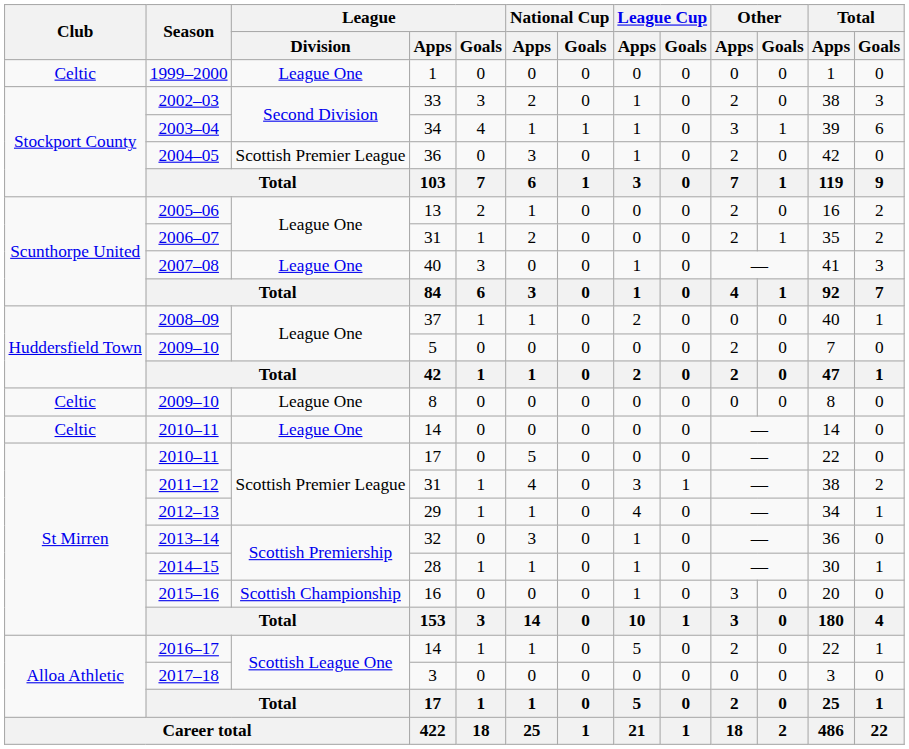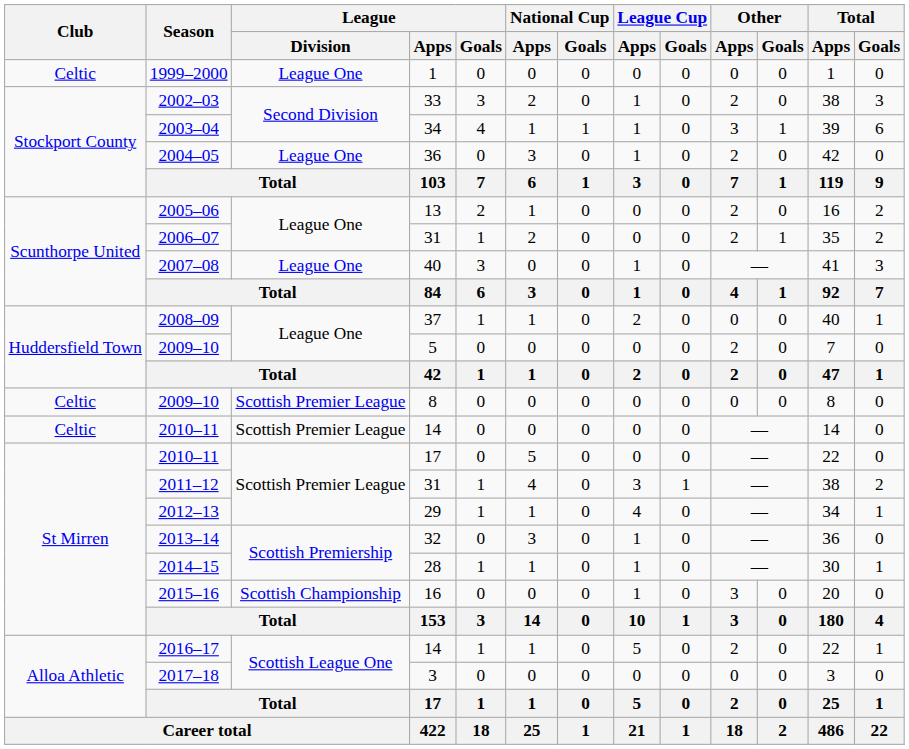(320, 155) Scottish Premier League -> (320, 155) League One
(320, 401) League One -> (320, 401) Scottish Premier League
(320, 429) League One -> (320, 429) Scottish Premier League
